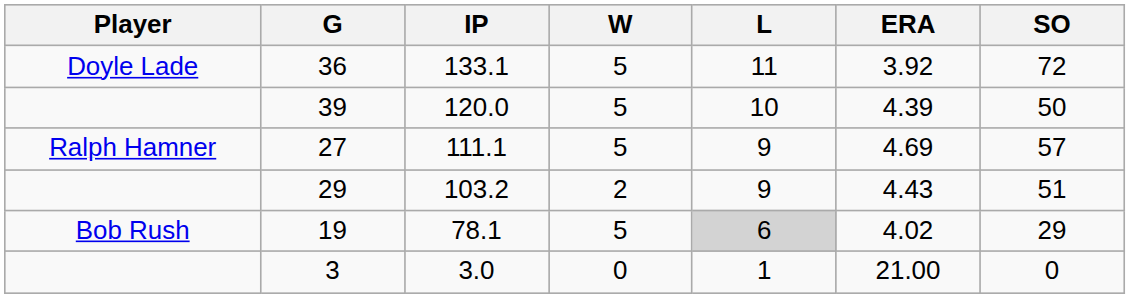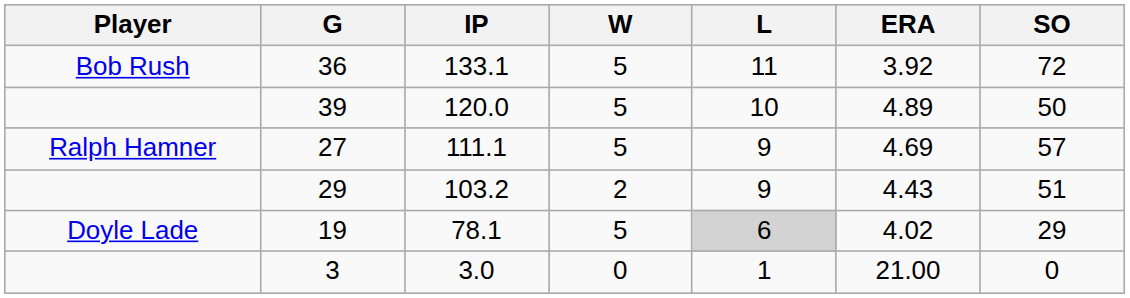(133, 66) Doyle Lade -> (133, 66) Bob Rush
(908, 107) 4.39 -> (908, 107) 4.89
(133, 230) Bob Rush -> (133, 230) Doyle Lade
